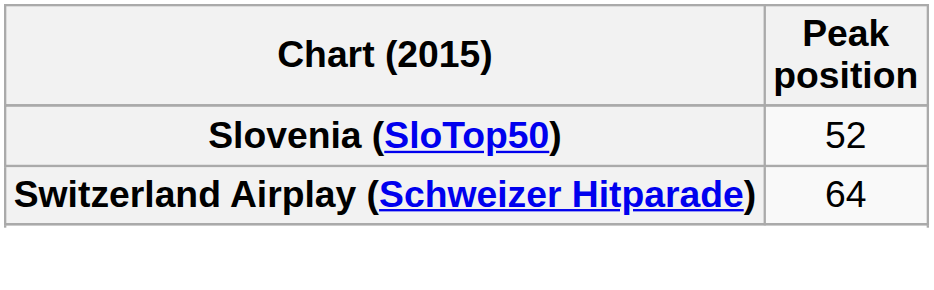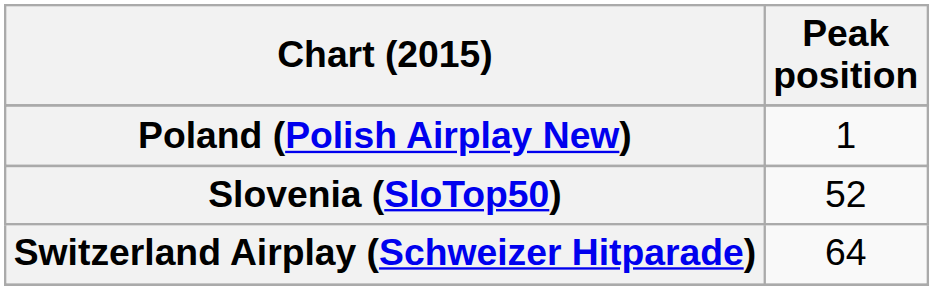+ row: (385, 135)
